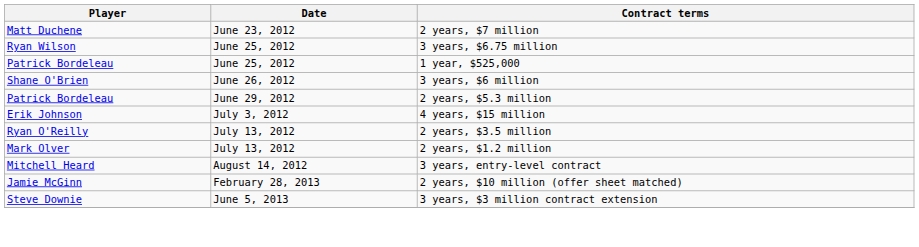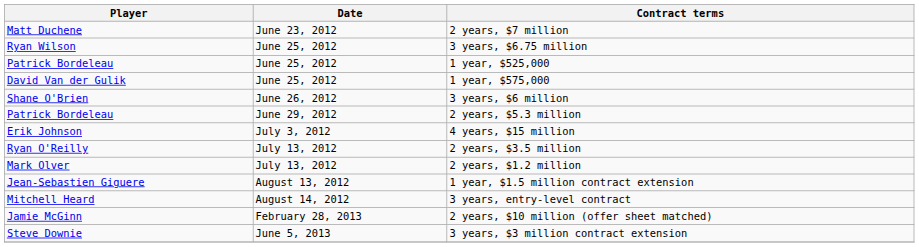+ row: (500, 81)
+ row: (572, 182)
